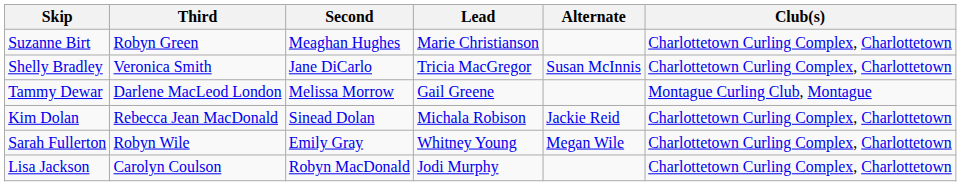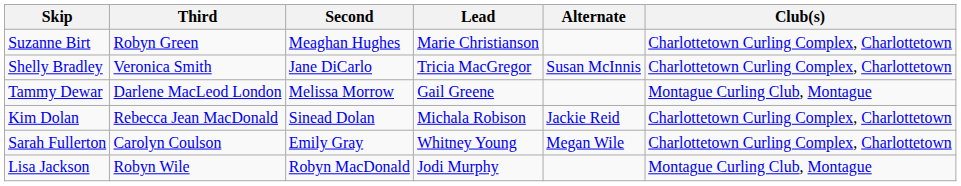(152, 142) Robyn Wile -> (167, 142) Carolyn Coulson
(167, 167) Carolyn Coulson -> (152, 167) Robyn Wile
(800, 167) Charlottetown Curling Complex, Charlottetown -> (760, 167) Montague Curling Club, Montague
